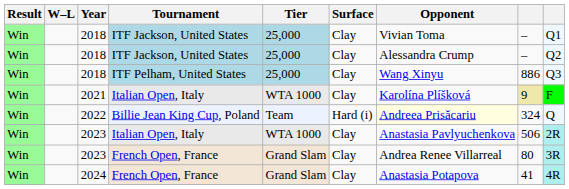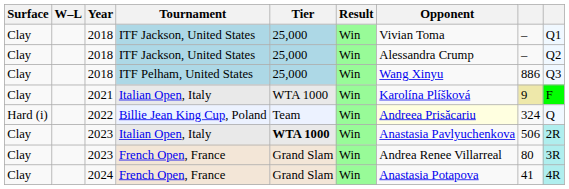columns swapped: (25, 14) <-> (353, 14)
(293, 134) normal -> (301, 134) bold
